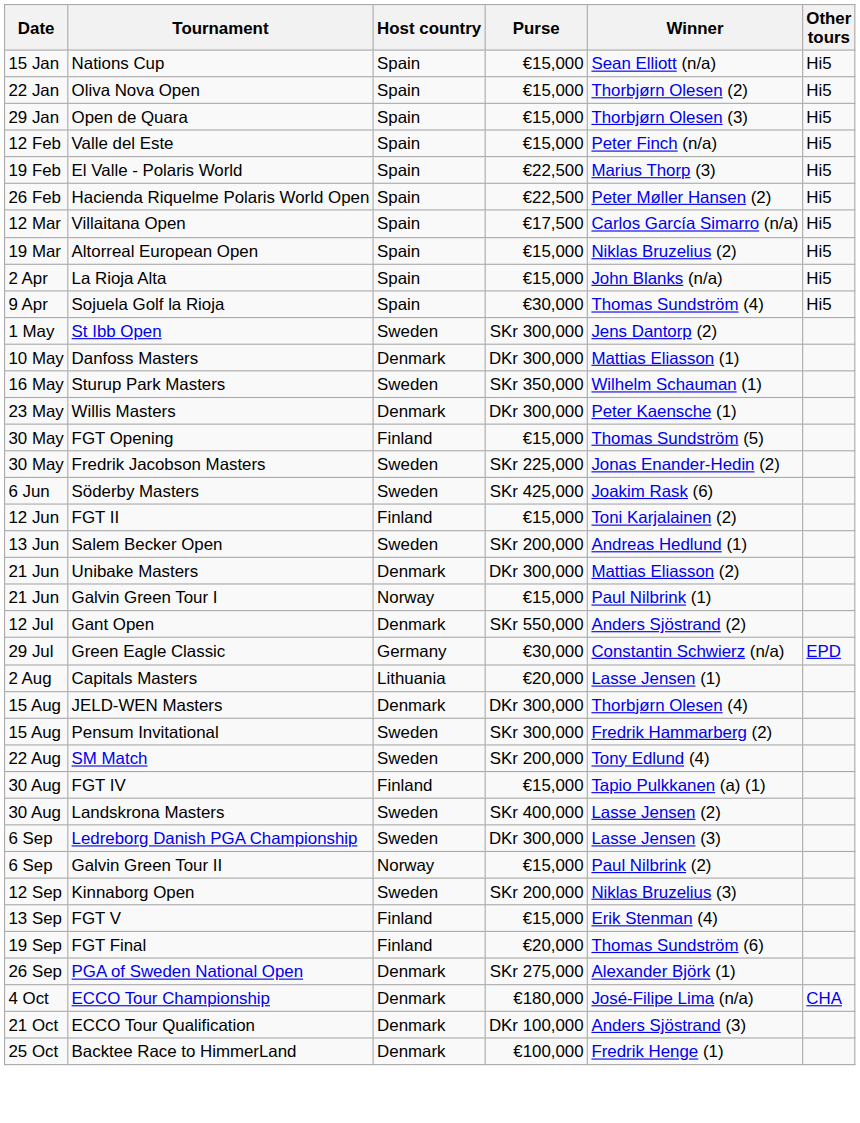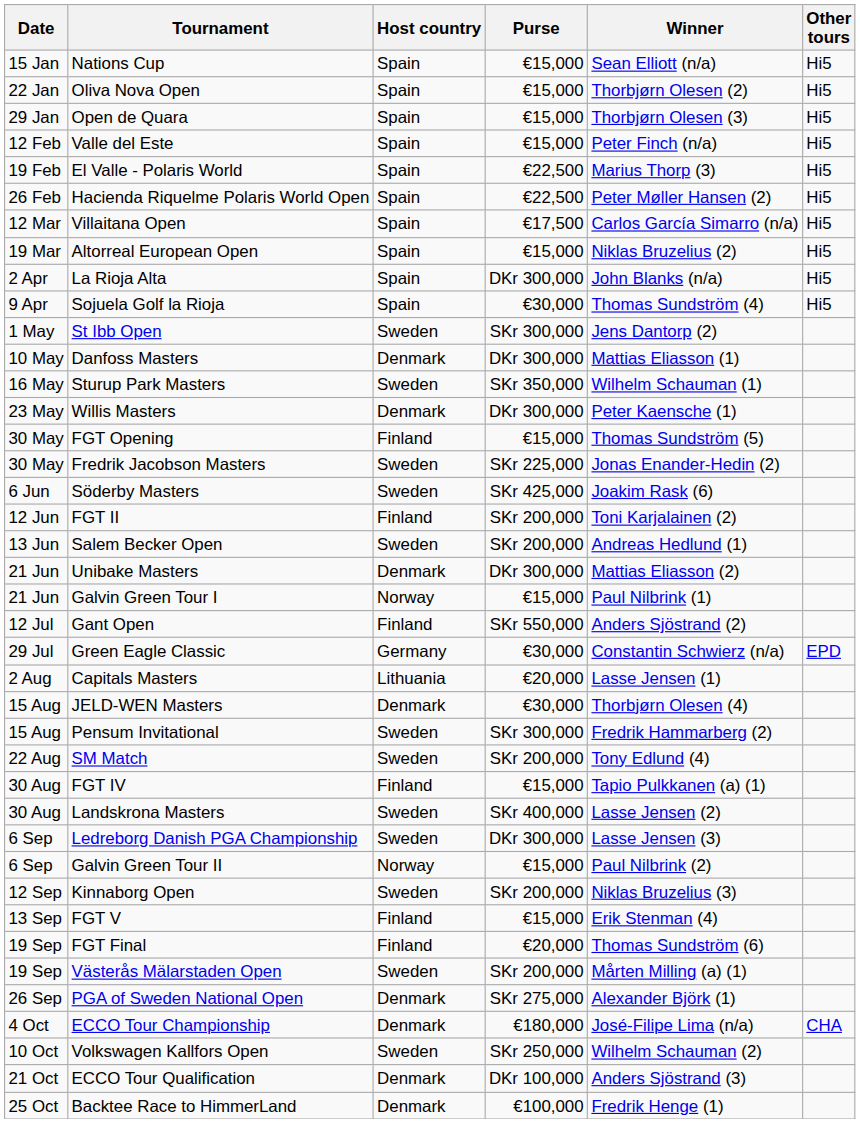(553, 277) €15,000 -> (536, 277) DKr 300,000
(553, 518) €15,000 -> (537, 518) SKr 200,000
(411, 625) Denmark -> (405, 625) Finland
(536, 705) DKr 300,000 -> (553, 705) €30,000
+ row: (177, 972)
+ row: (170, 1052)
